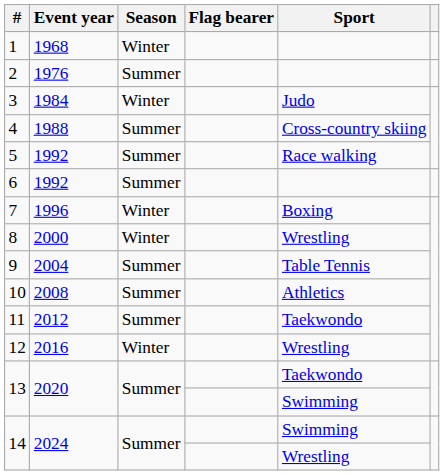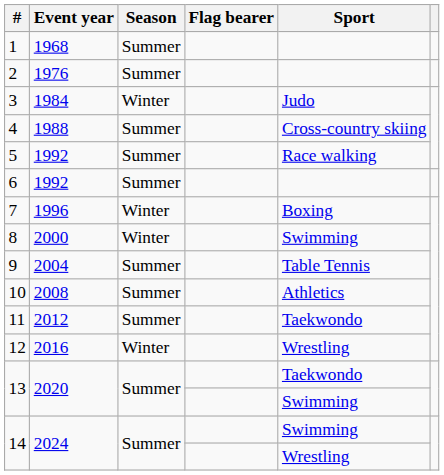(146, 45) Winter -> (151, 45) Summer
(316, 237) Wrestling -> (320, 237) Swimming
